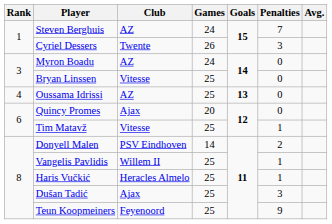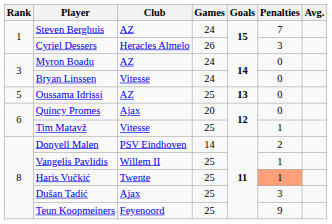(135, 45) Twente -> (155, 45) Heracles Almelo
(210, 78) 25 -> (210, 78) 24
(19, 95) 4 -> (19, 95) 5
(155, 177) Heracles Almelo -> (135, 177) Twente
(280, 177) no background -> (280, 177) lightsalmon background
